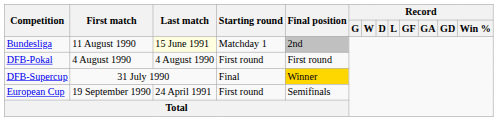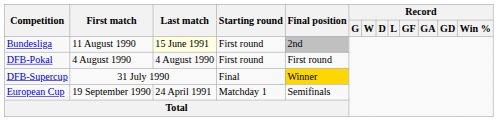(243, 44) Matchday 1 -> (241, 44) First round
(241, 92) First round -> (243, 92) Matchday 1
